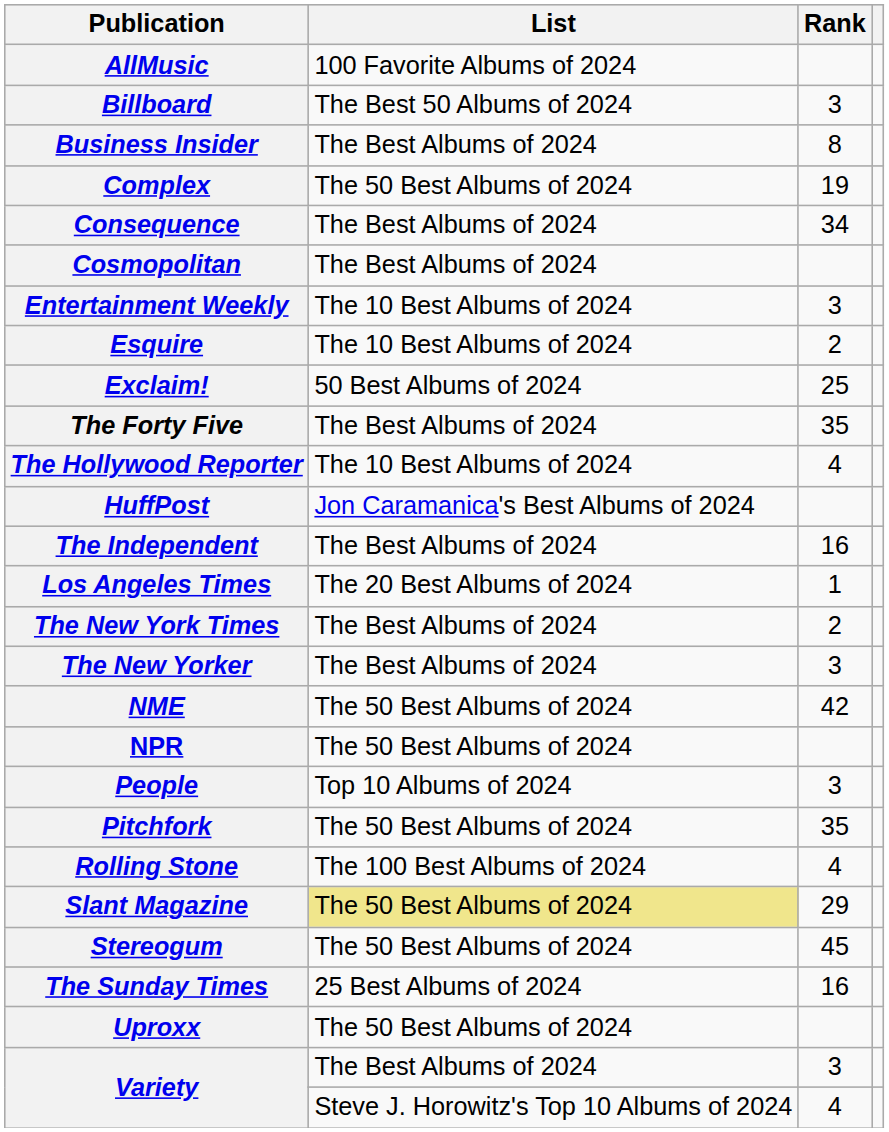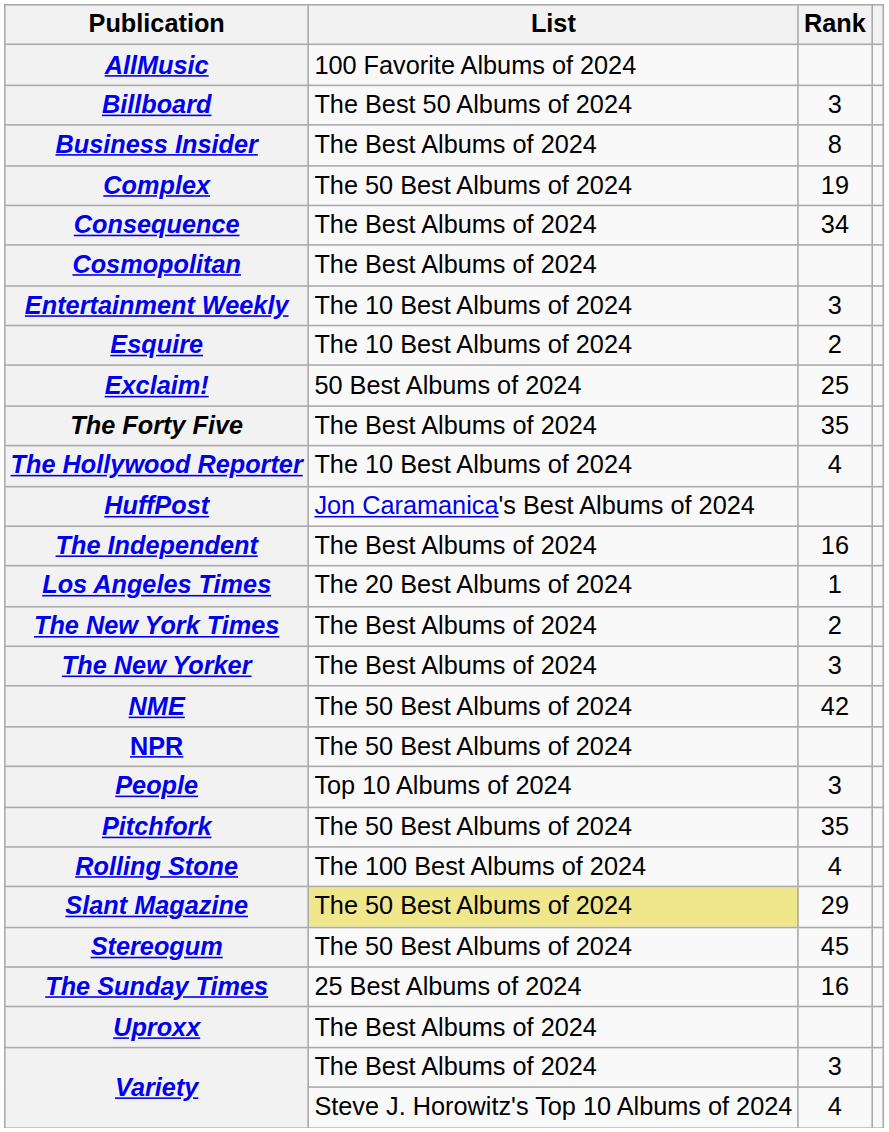(473, 1026) The 50 Best Albums of 2024 -> (456, 1026) The Best Albums of 2024
